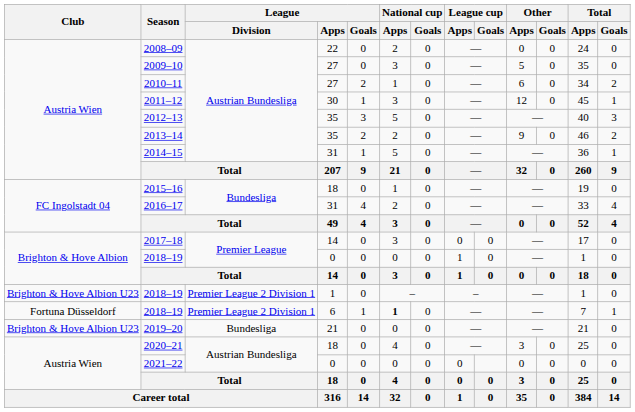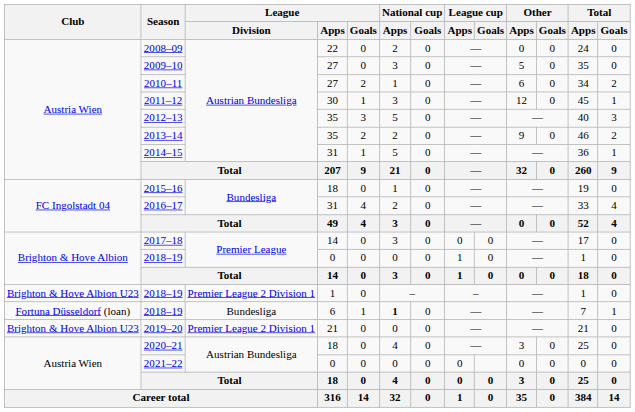(73, 310) Fortuna Düsseldorf -> (73, 310) Fortuna Düsseldorf (loan)
(251, 310) Premier League 2 Division 1 -> (251, 310) Bundesliga
(251, 328) Bundesliga -> (251, 328) Premier League 2 Division 1
